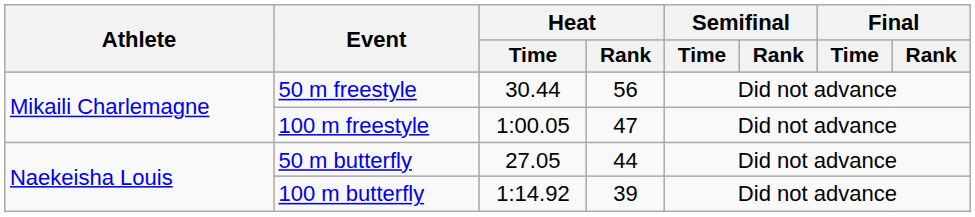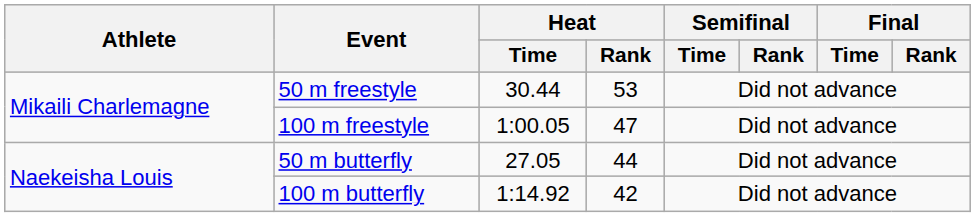(626, 90) 56 -> (626, 90) 53
(626, 195) 39 -> (626, 195) 42
